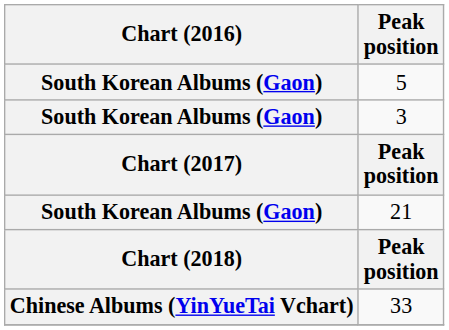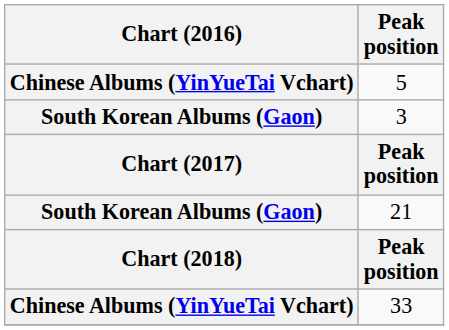(182, 81) South Korean Albums (Gaon) -> (182, 81) Chinese Albums (YinYueTai Vchart)
